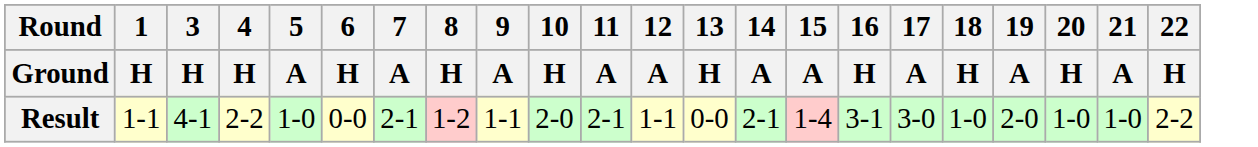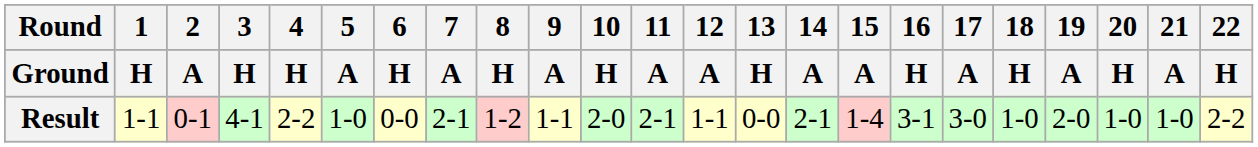+ column: (193, 73)
